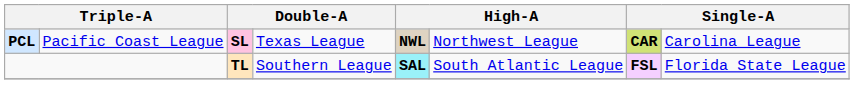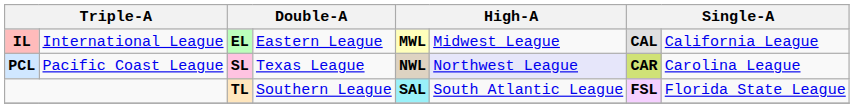+ row: (240, 41)
(506, 41) no background -> (506, 66) lavender background
